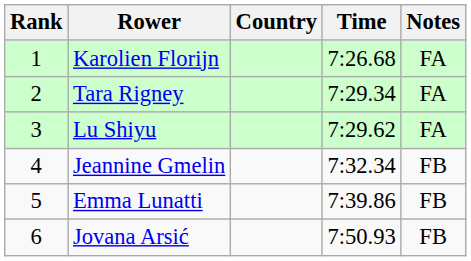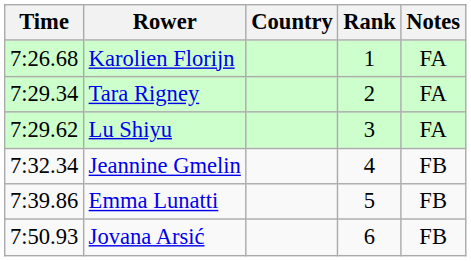columns swapped: (36, 22) <-> (362, 22)
